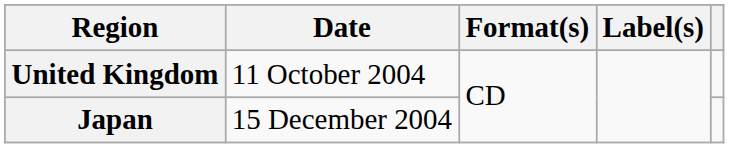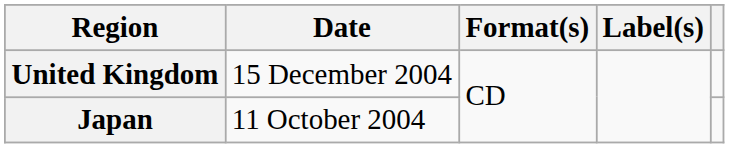(328, 73) 11 October 2004 -> (342, 73) 15 December 2004
(342, 119) 15 December 2004 -> (328, 119) 11 October 2004
